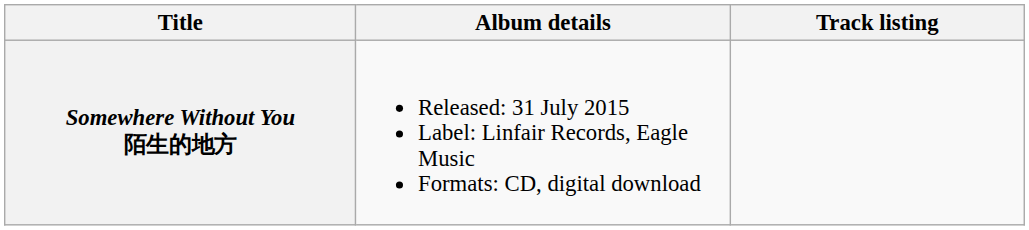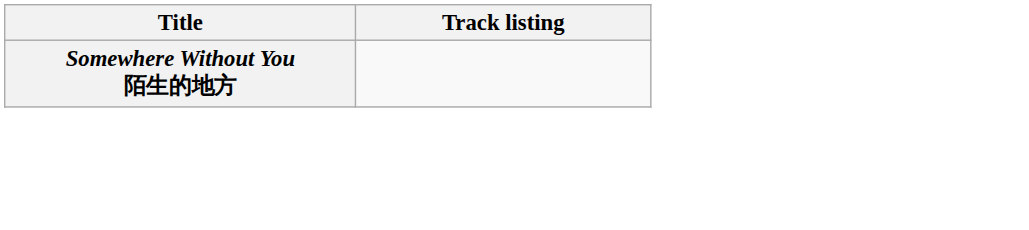- column: (543, 22)
